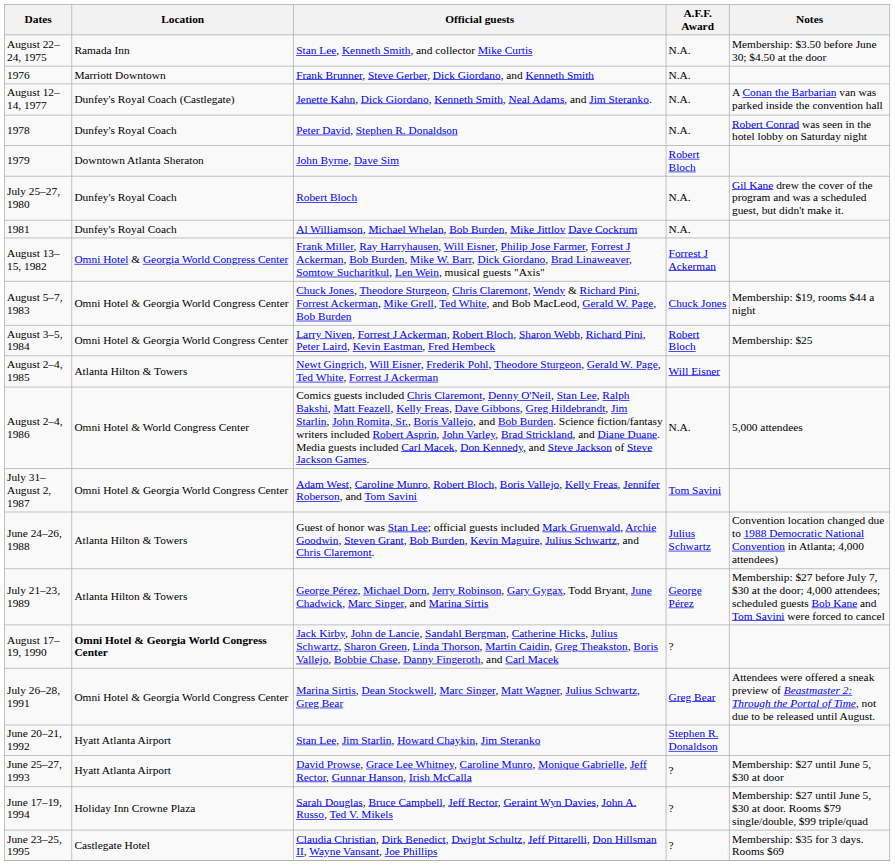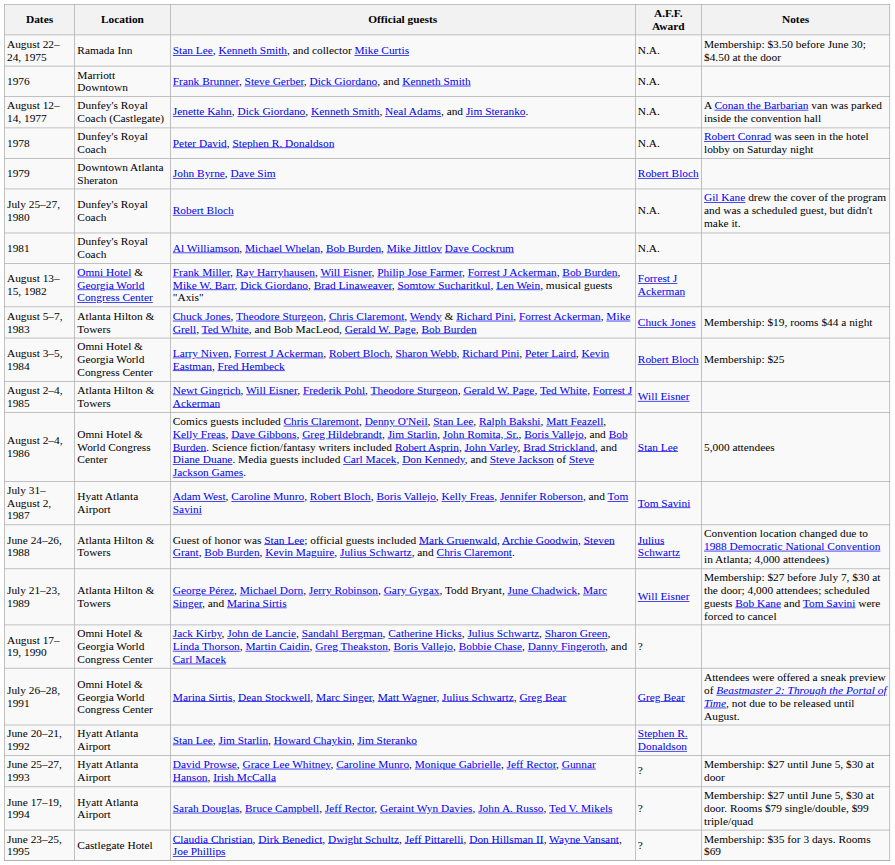(181, 303) Omni Hotel & Georgia World Congress Center -> (116, 322) Atlanta Hilton & Towers
(680, 427) N.A. -> (658, 446) Stan Lee
(181, 490) Omni Hotel & Georgia World Congress Center -> (108, 503) Hyatt Atlanta Airport
(685, 596) George Pérez -> (664, 596) Will Eisner
(171, 646) bold -> (115, 646) normal
(135, 808) Holiday Inn Crowne Plaza -> (108, 808) Hyatt Atlanta Airport
